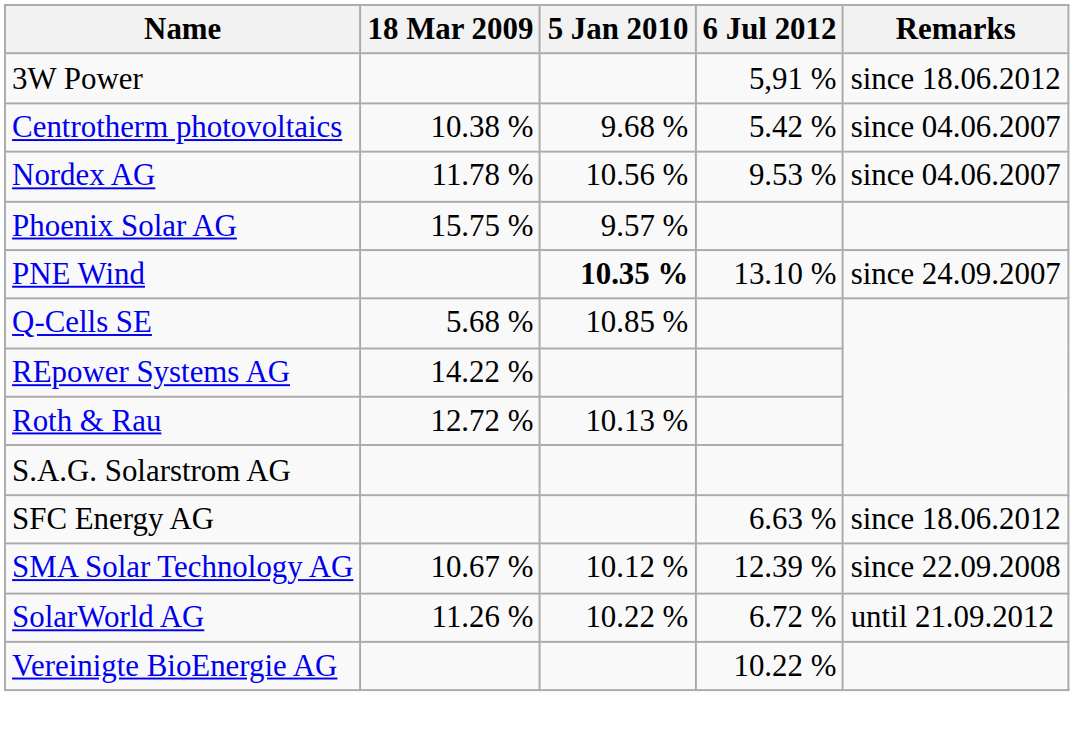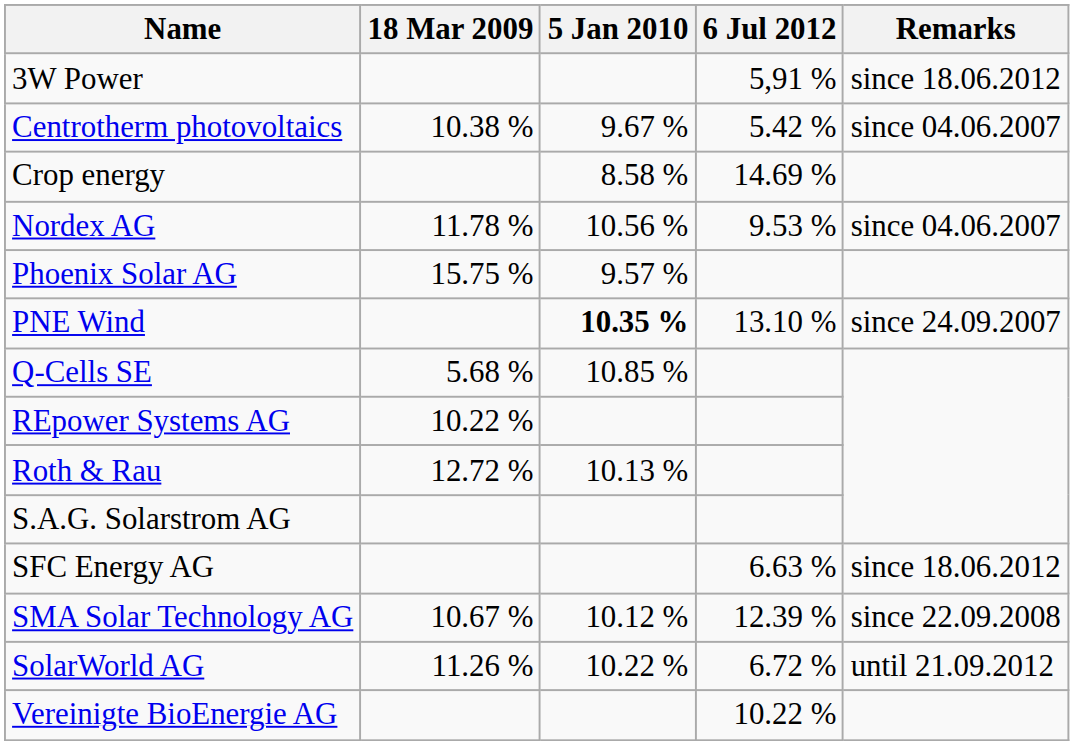(645, 126) 9.68 % -> (645, 126) 9.67 %
+ row: (89, 175)
(482, 371) 14.22 % -> (482, 420) 10.22 %
